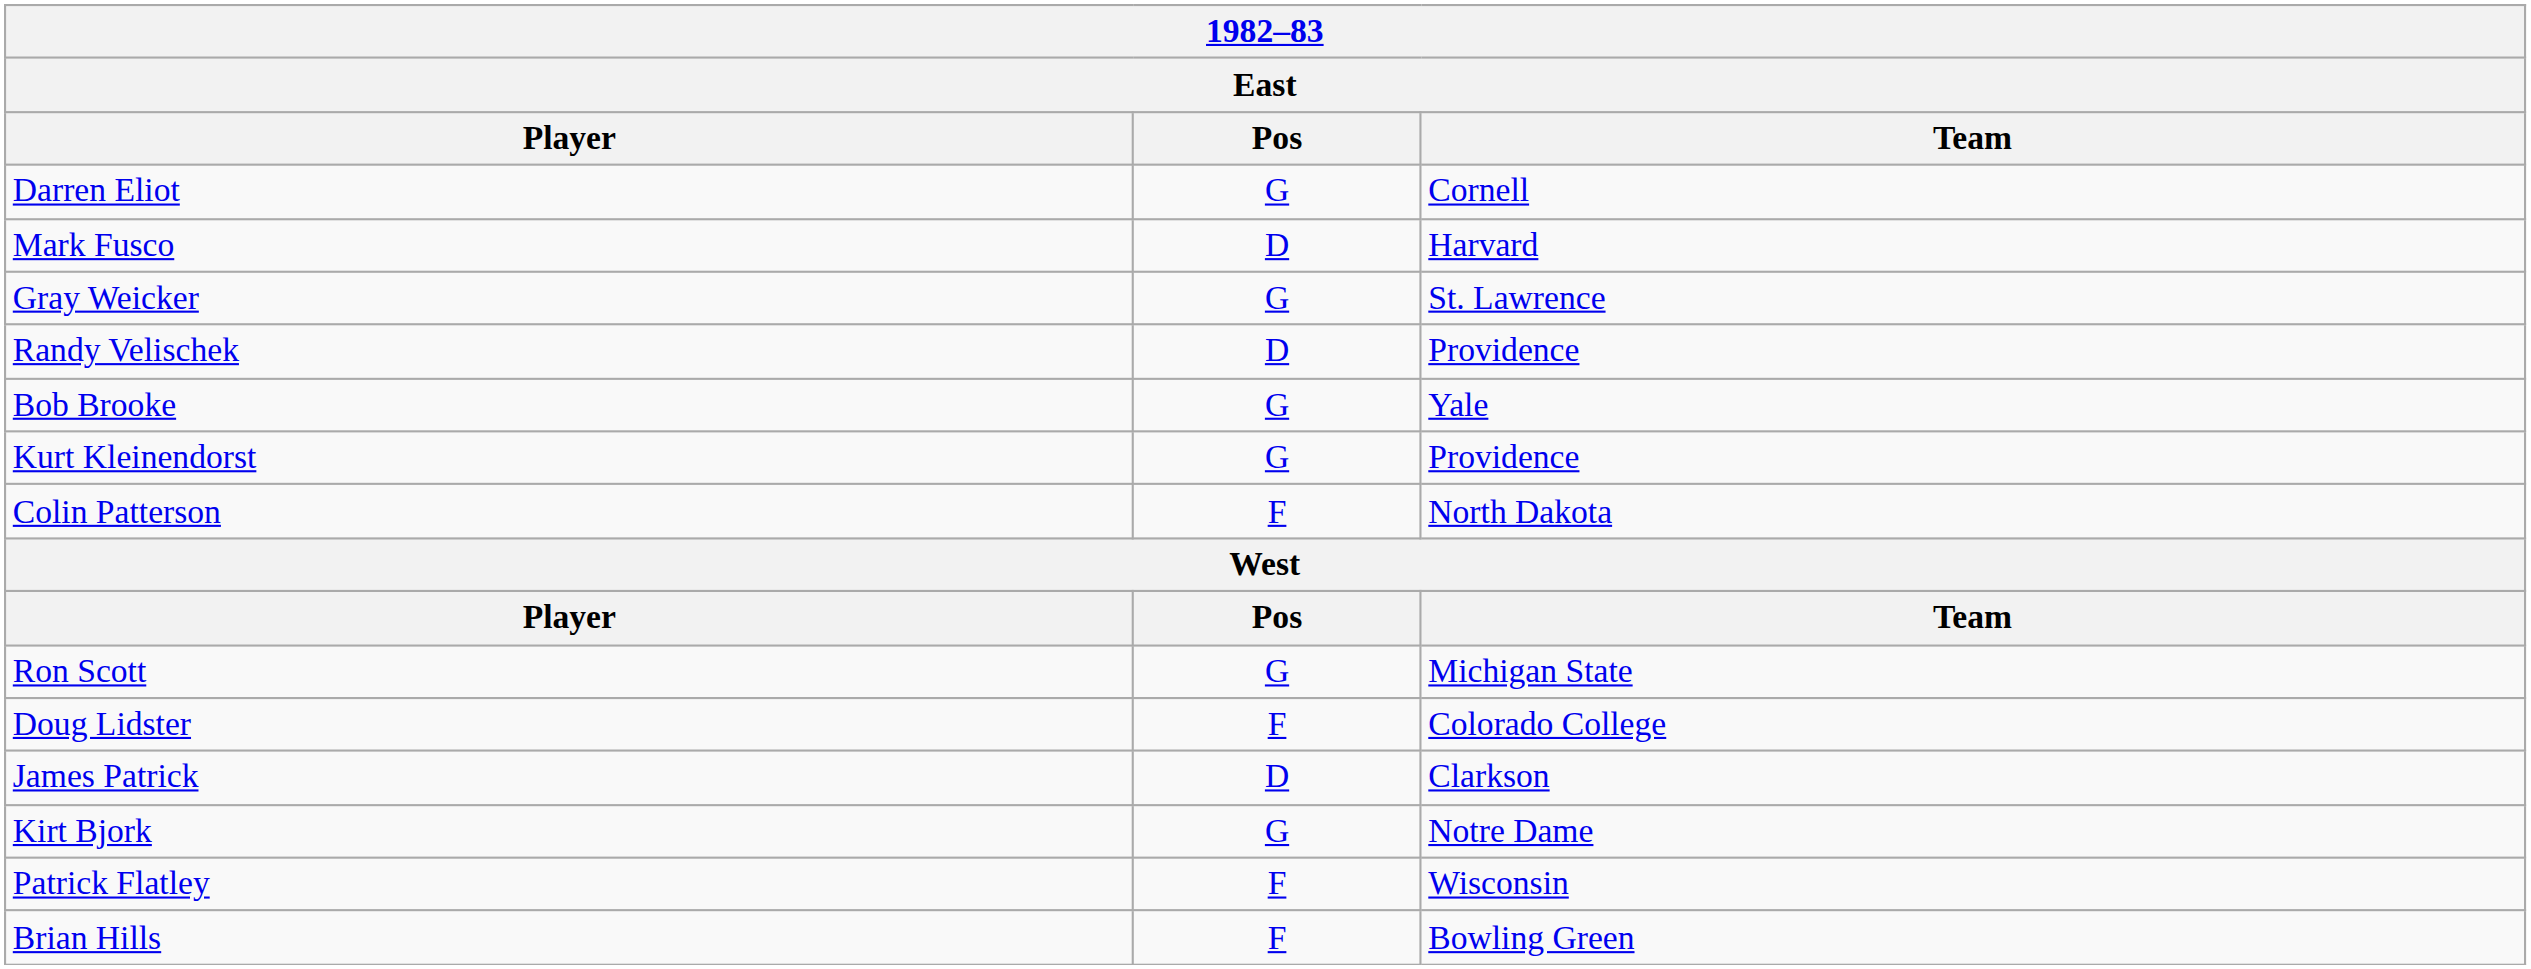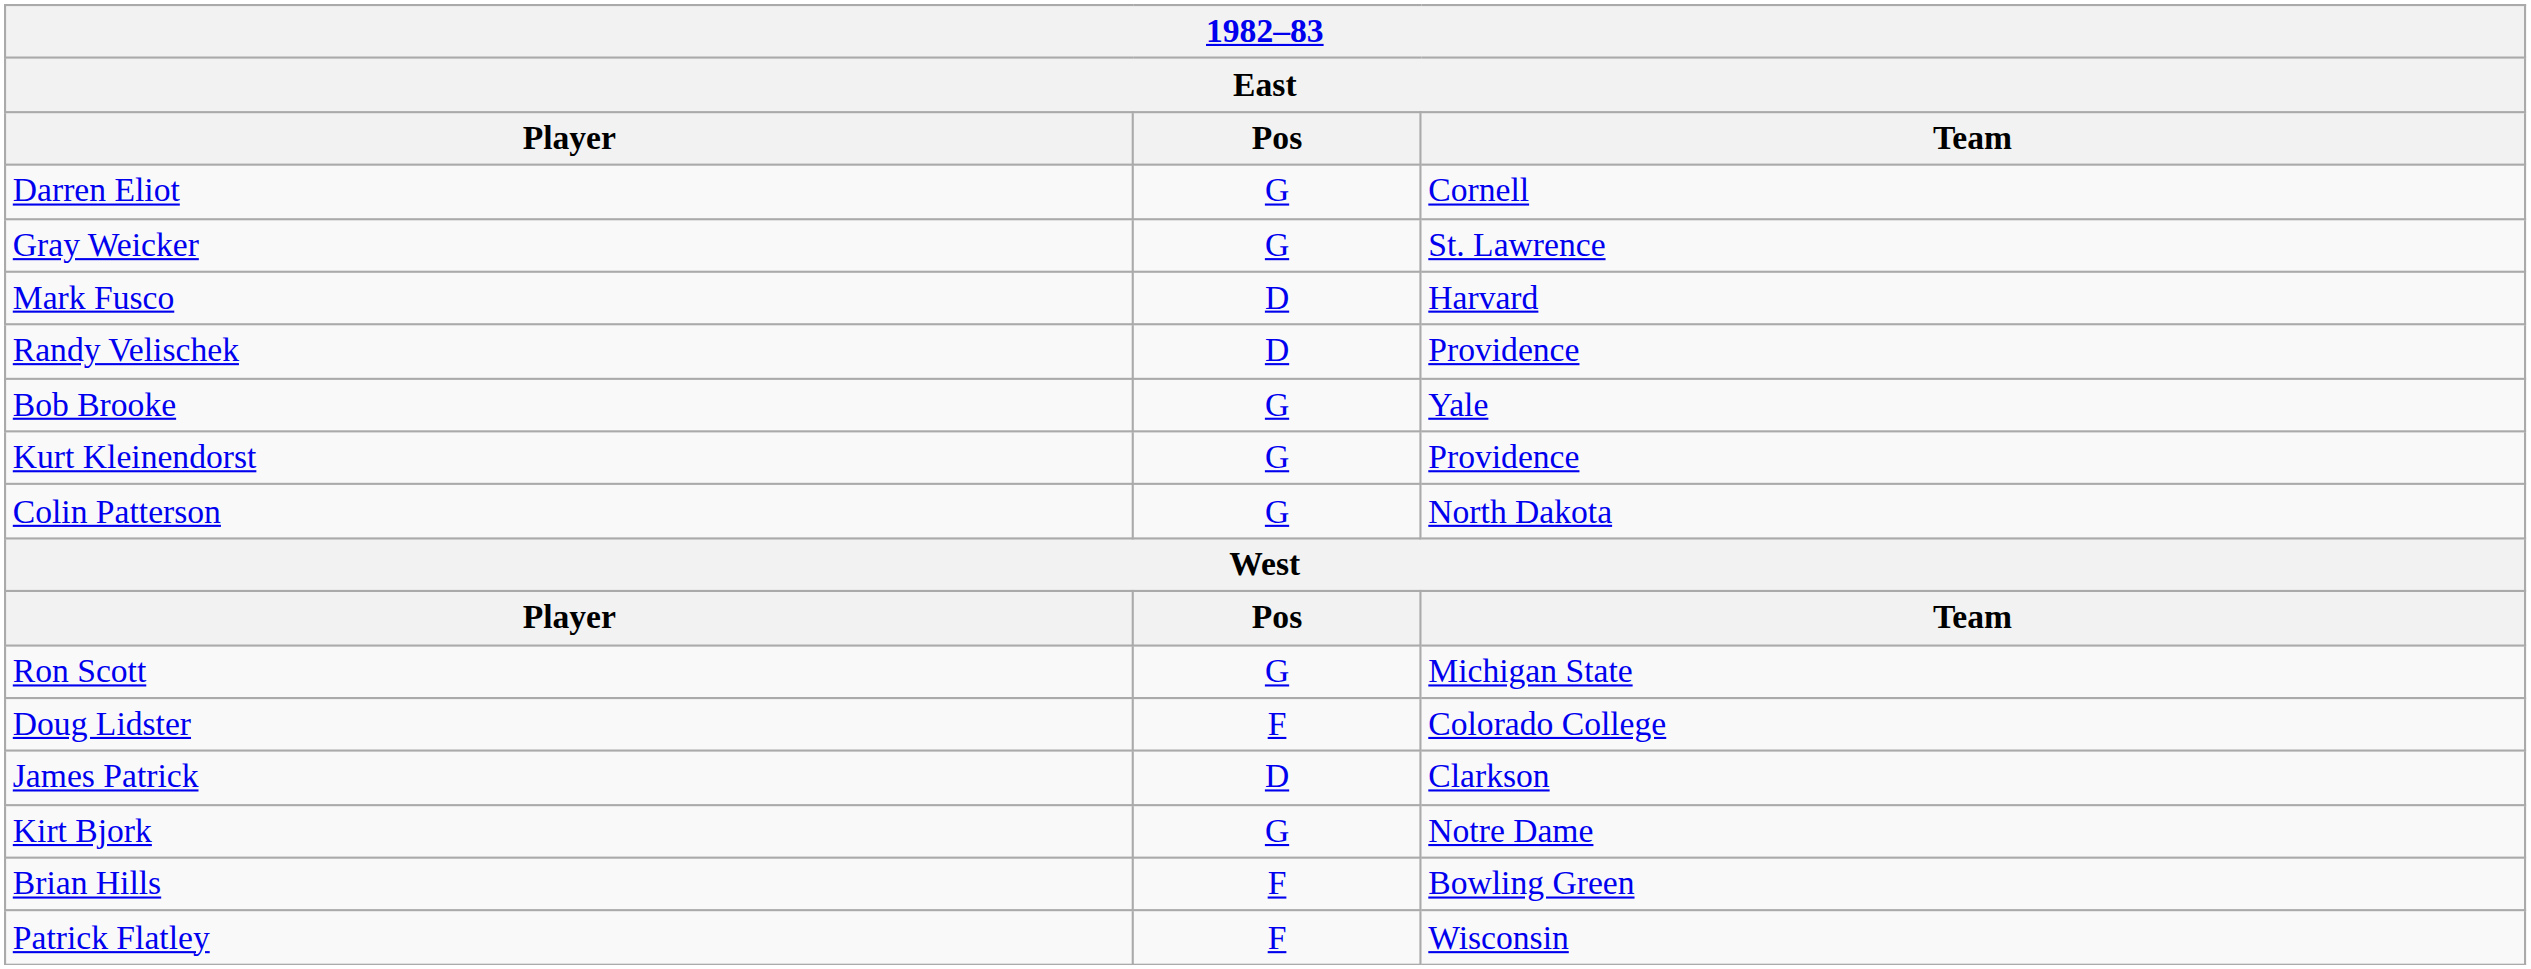rows swapped: (106, 297) <-> (94, 244)
(1277, 510) F -> (1277, 510) G
rows swapped: (111, 883) <-> (87, 937)
